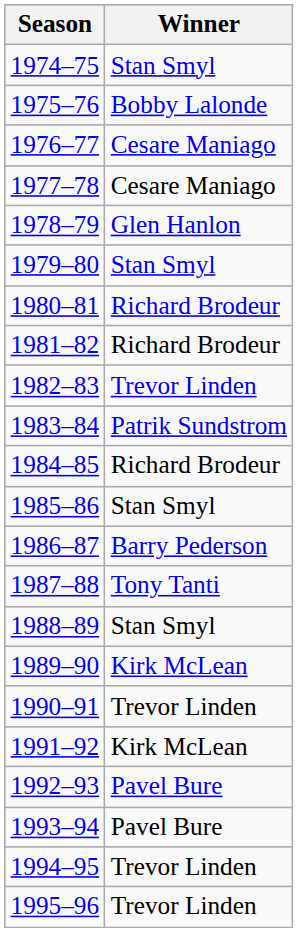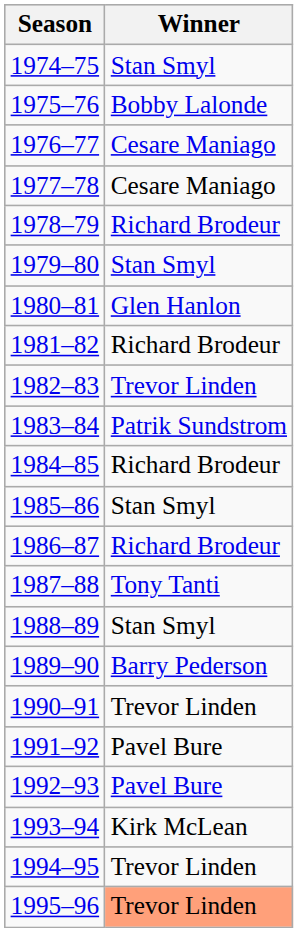(176, 225) Glen Hanlon -> (195, 225) Richard Brodeur
(195, 305) Richard Brodeur -> (176, 305) Glen Hanlon
(189, 545) Barry Pederson -> (195, 545) Richard Brodeur
(179, 666) Kirk McLean -> (189, 666) Barry Pederson
(179, 746) Kirk McLean -> (167, 746) Pavel Bure
(167, 826) Pavel Bure -> (179, 826) Kirk McLean
(184, 906) no background -> (184, 906) lightsalmon background
